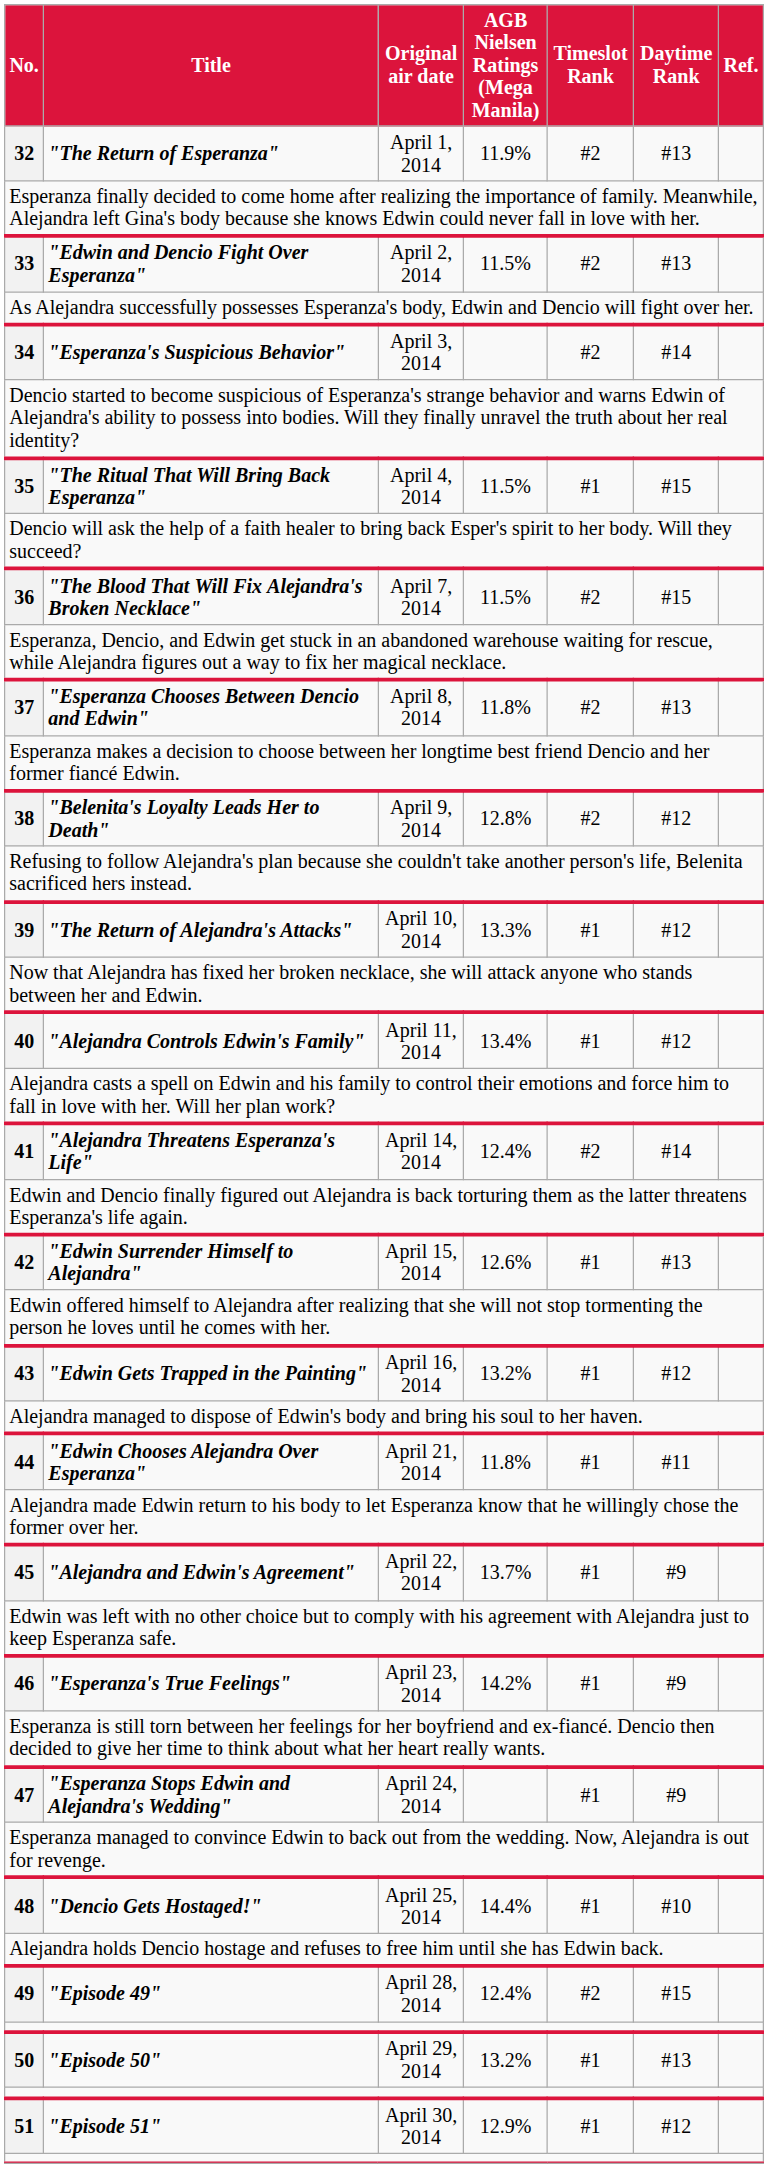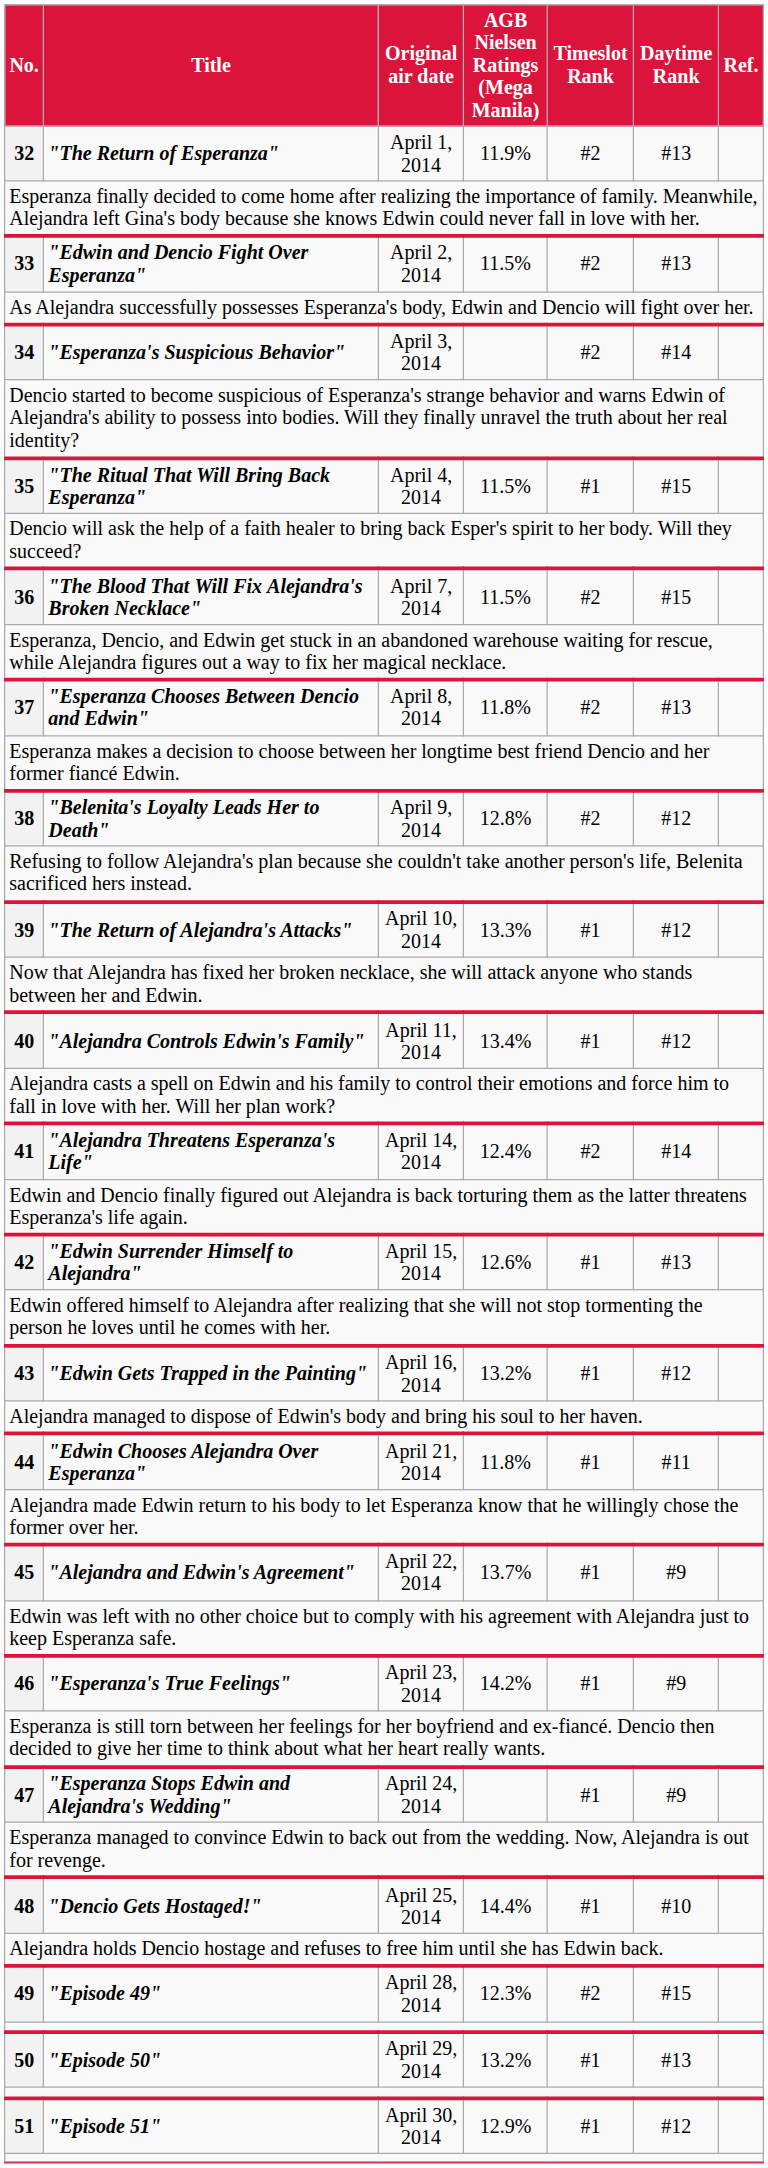(506, 1994) 12.4% -> (506, 1994) 12.3%
